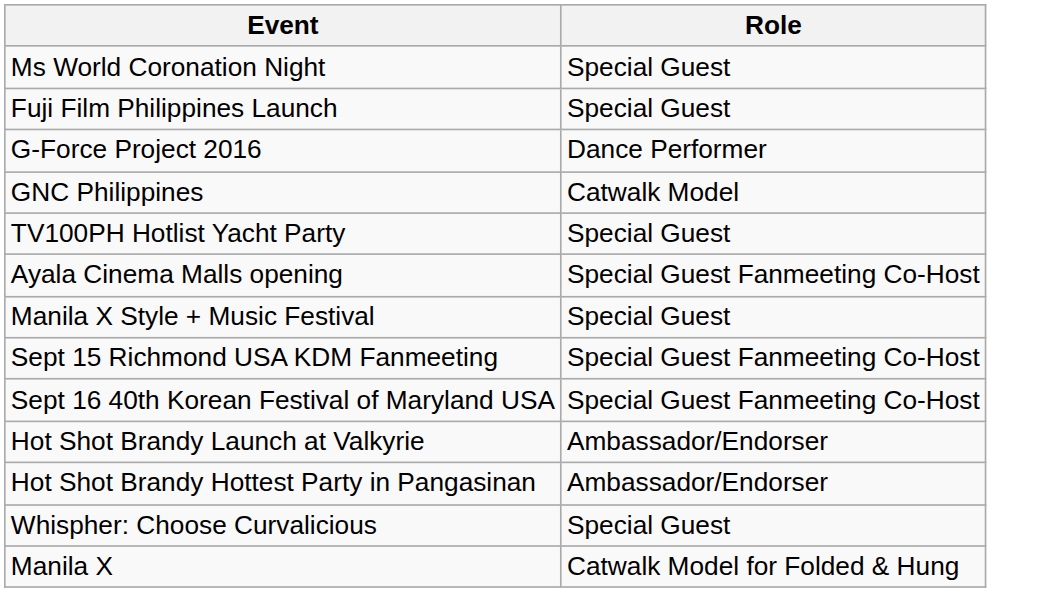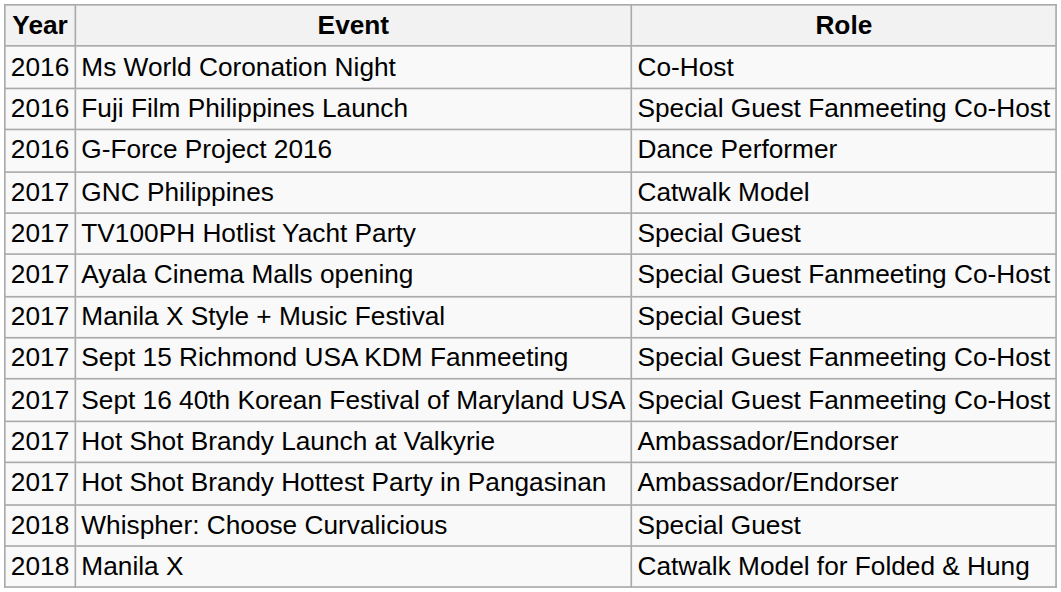+ column: (40, 25)
(649, 66) Special Guest -> (686, 66) Co-Host
(649, 108) Special Guest -> (844, 108) Special Guest Fanmeeting Co-Host
